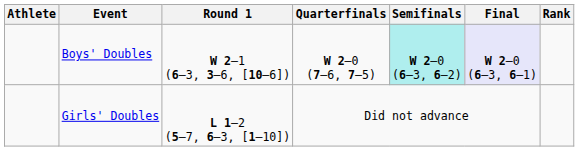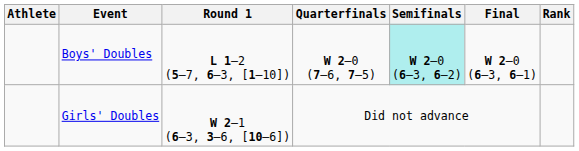(228, 68) W 2–1 (6–3, 3–6, [10–6]) -> (228, 68) L 1–2 (5–7, 6–3, [1–10])
(502, 68) lavender background -> (502, 68) no background
(228, 129) L 1–2 (5–7, 6–3, [1–10]) -> (228, 129) W 2–1 (6–3, 3–6, [10–6])
